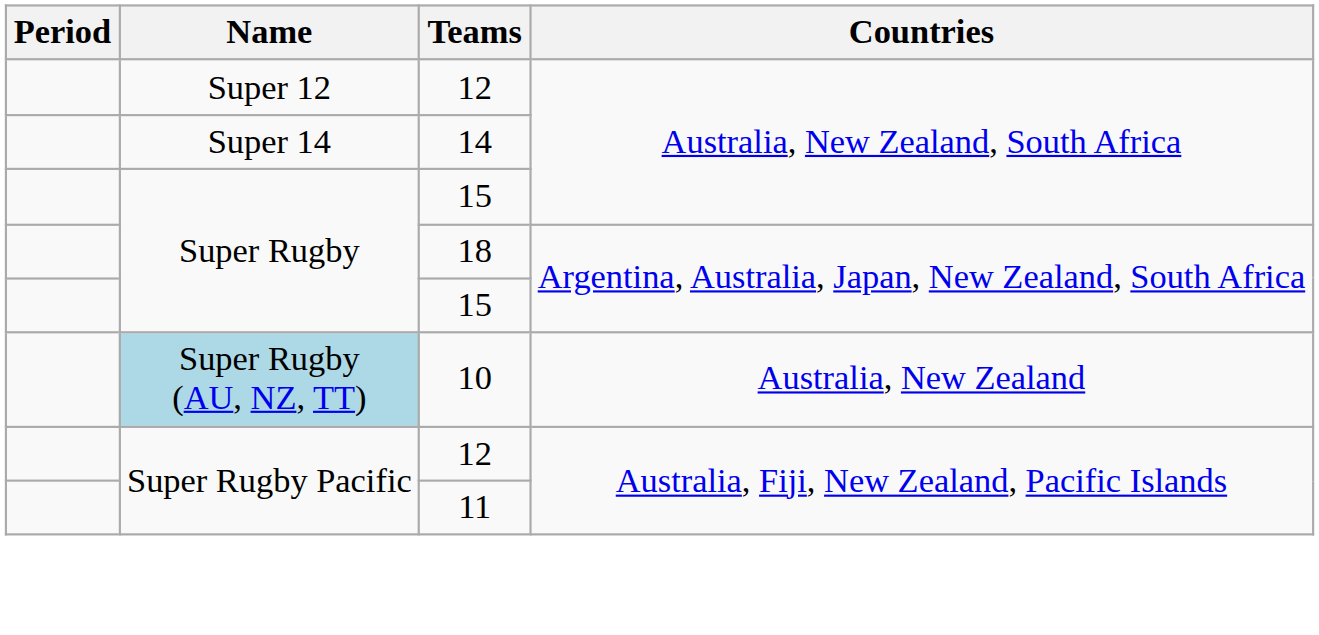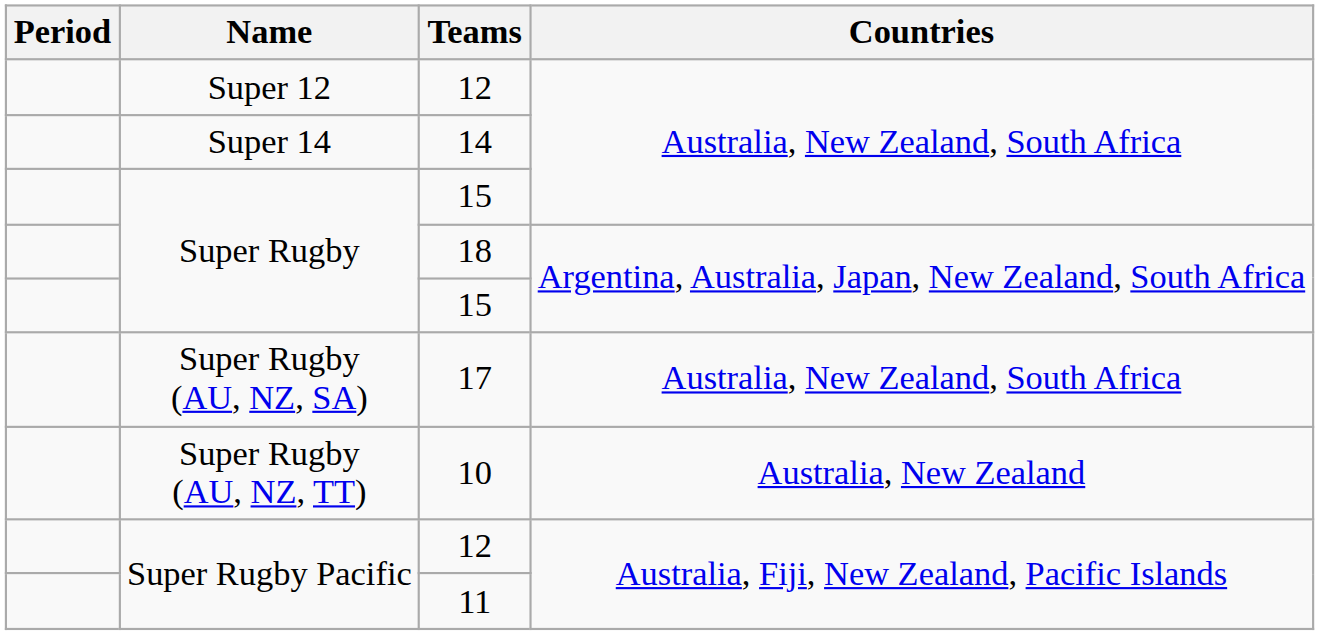+ row: (475, 378)
(269, 378) lightblue background -> (269, 472) no background
